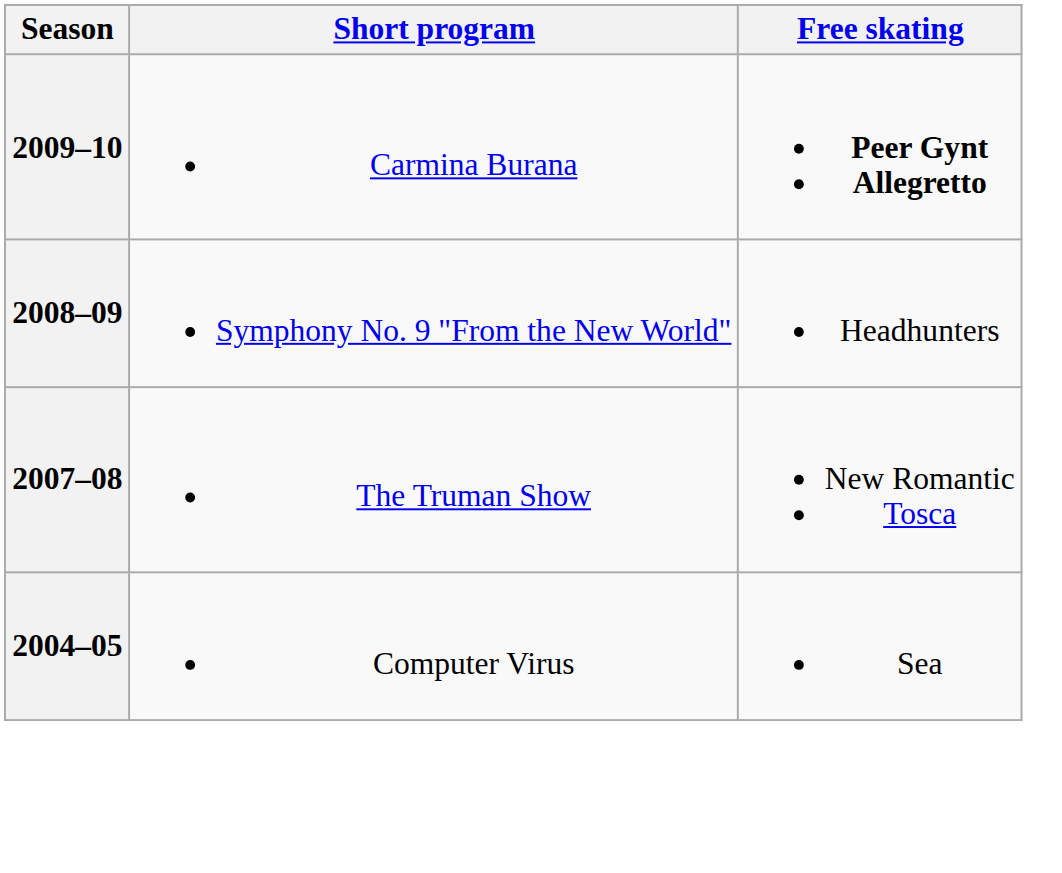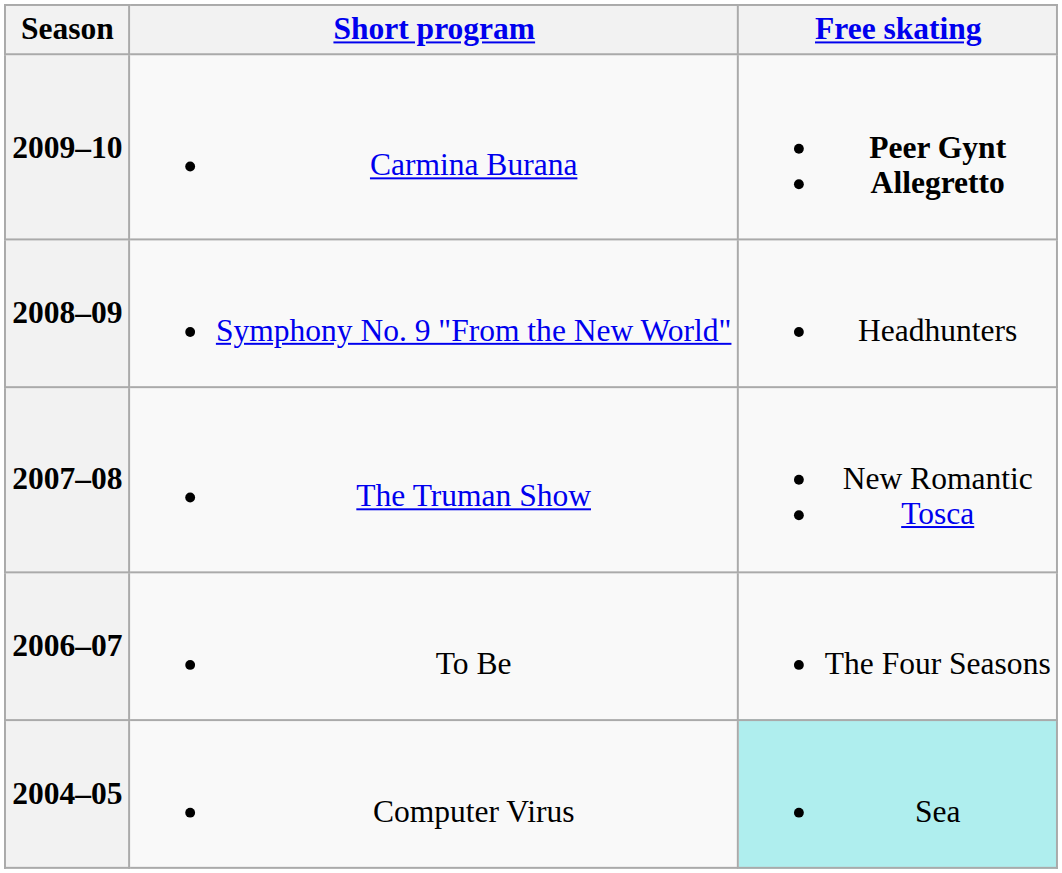+ row: (67, 645)
(880, 663) no background -> (898, 812) paleturquoise background
